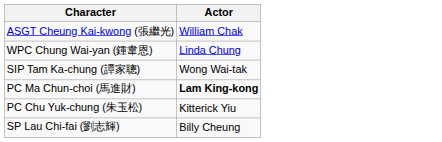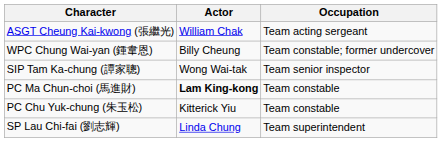+ column: (349, 13)
(210, 50) Linda Chung -> (210, 50) Billy Cheung
(210, 127) Billy Cheung -> (210, 127) Linda Chung
